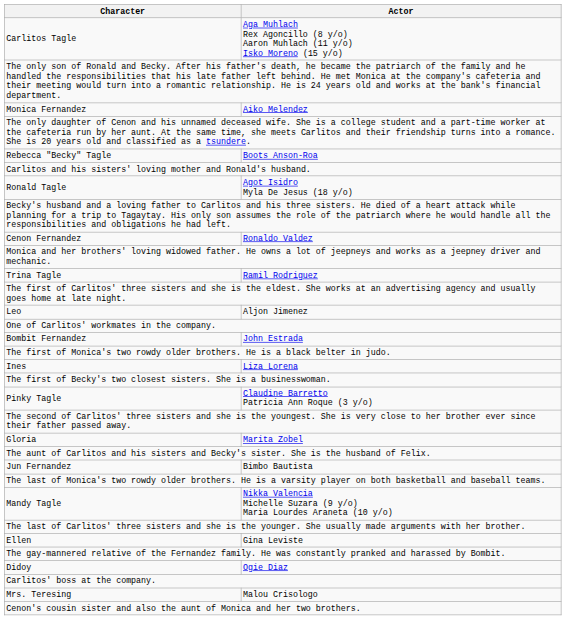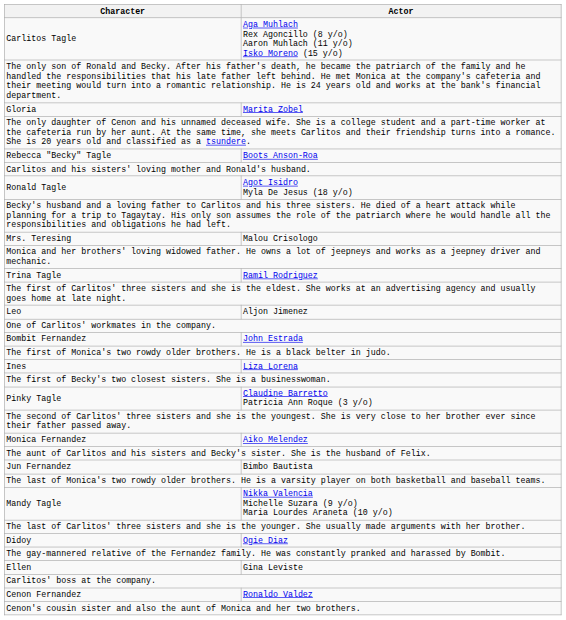rows swapped: (46, 109) <-> (21, 440)
rows swapped: (44, 239) <-> (39, 595)
rows swapped: (19, 568) <-> (19, 540)
